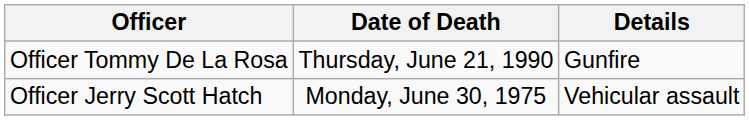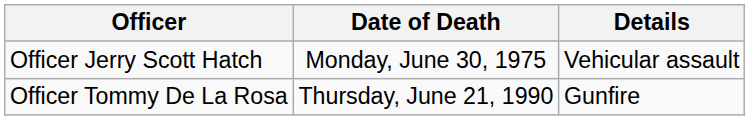rows swapped: (136, 96) <-> (149, 59)
